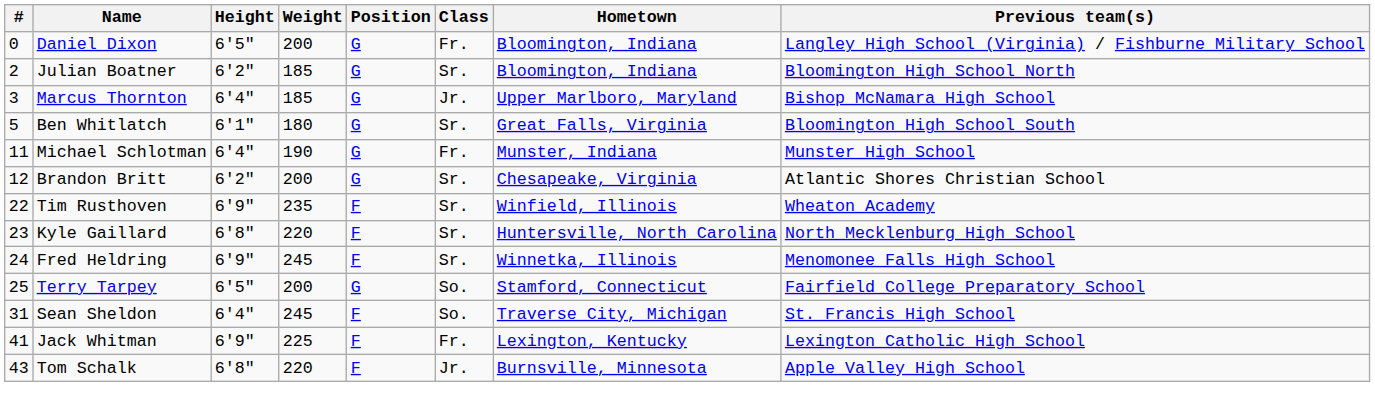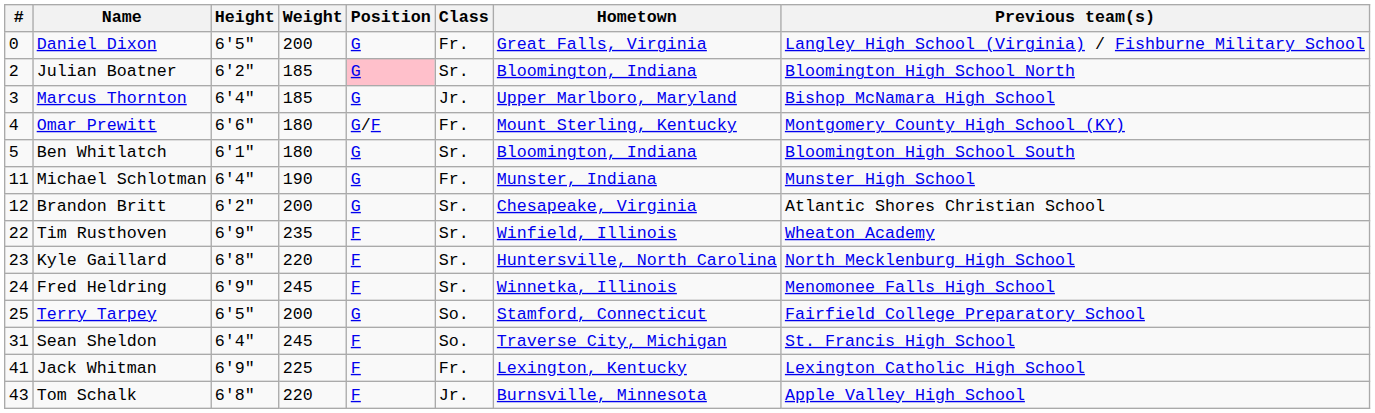(597, 45) Bloomington, Indiana -> (602, 45) Great Falls, Virginia
(356, 72) no background -> (356, 72) pink background
+ row: (97, 126)
(602, 126) Great Falls, Virginia -> (597, 153) Bloomington, Indiana
